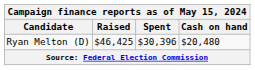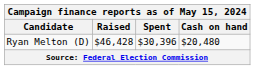(114, 42) $46,425 -> (114, 42) $46,428
